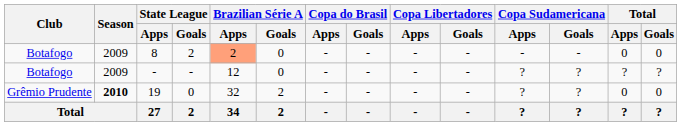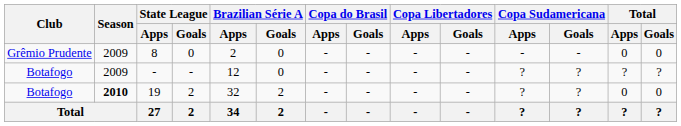(49, 53) Botafogo -> (49, 53) Grêmio Prudente
(191, 53) 2 -> (191, 53) 0
(233, 53) lightsalmon background -> (233, 53) no background
(49, 92) Grêmio Prudente -> (49, 92) Botafogo
(191, 92) 0 -> (191, 92) 2
